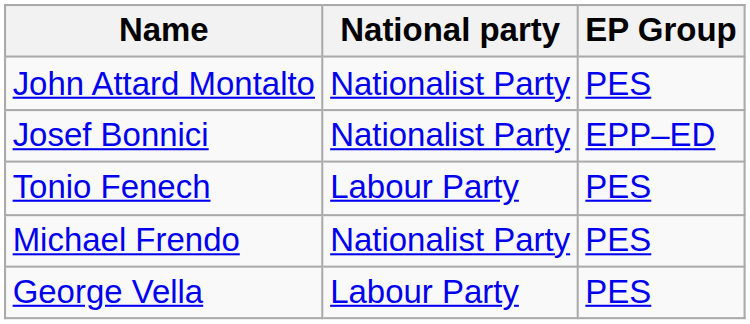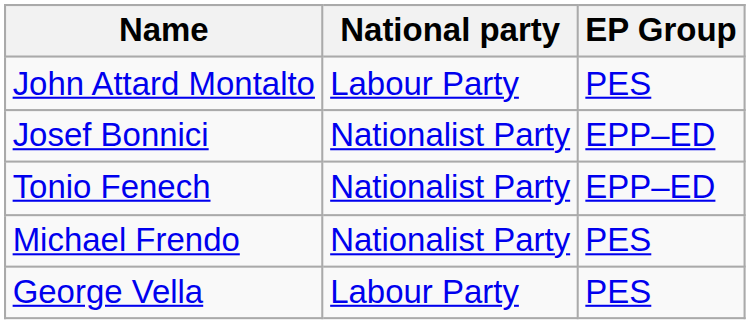(450, 82) Nationalist Party -> (425, 82) Labour Party
(425, 187) Labour Party -> (450, 187) Nationalist Party
(618, 187) PES -> (650, 187) EPP–ED
